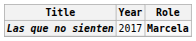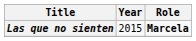(130, 29) 2017 -> (130, 29) 2015
